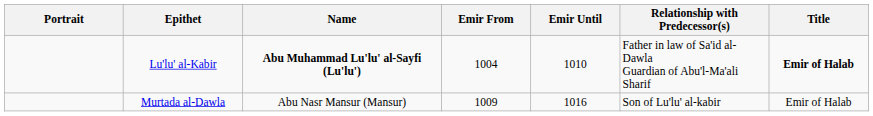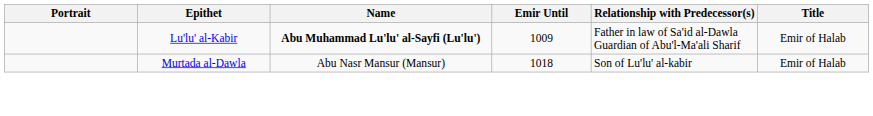- column: (486, 20)
(575, 64) 1010 -> (541, 38) 1009
(819, 64) bold -> (813, 38) normal
(575, 102) 1016 -> (541, 63) 1018
